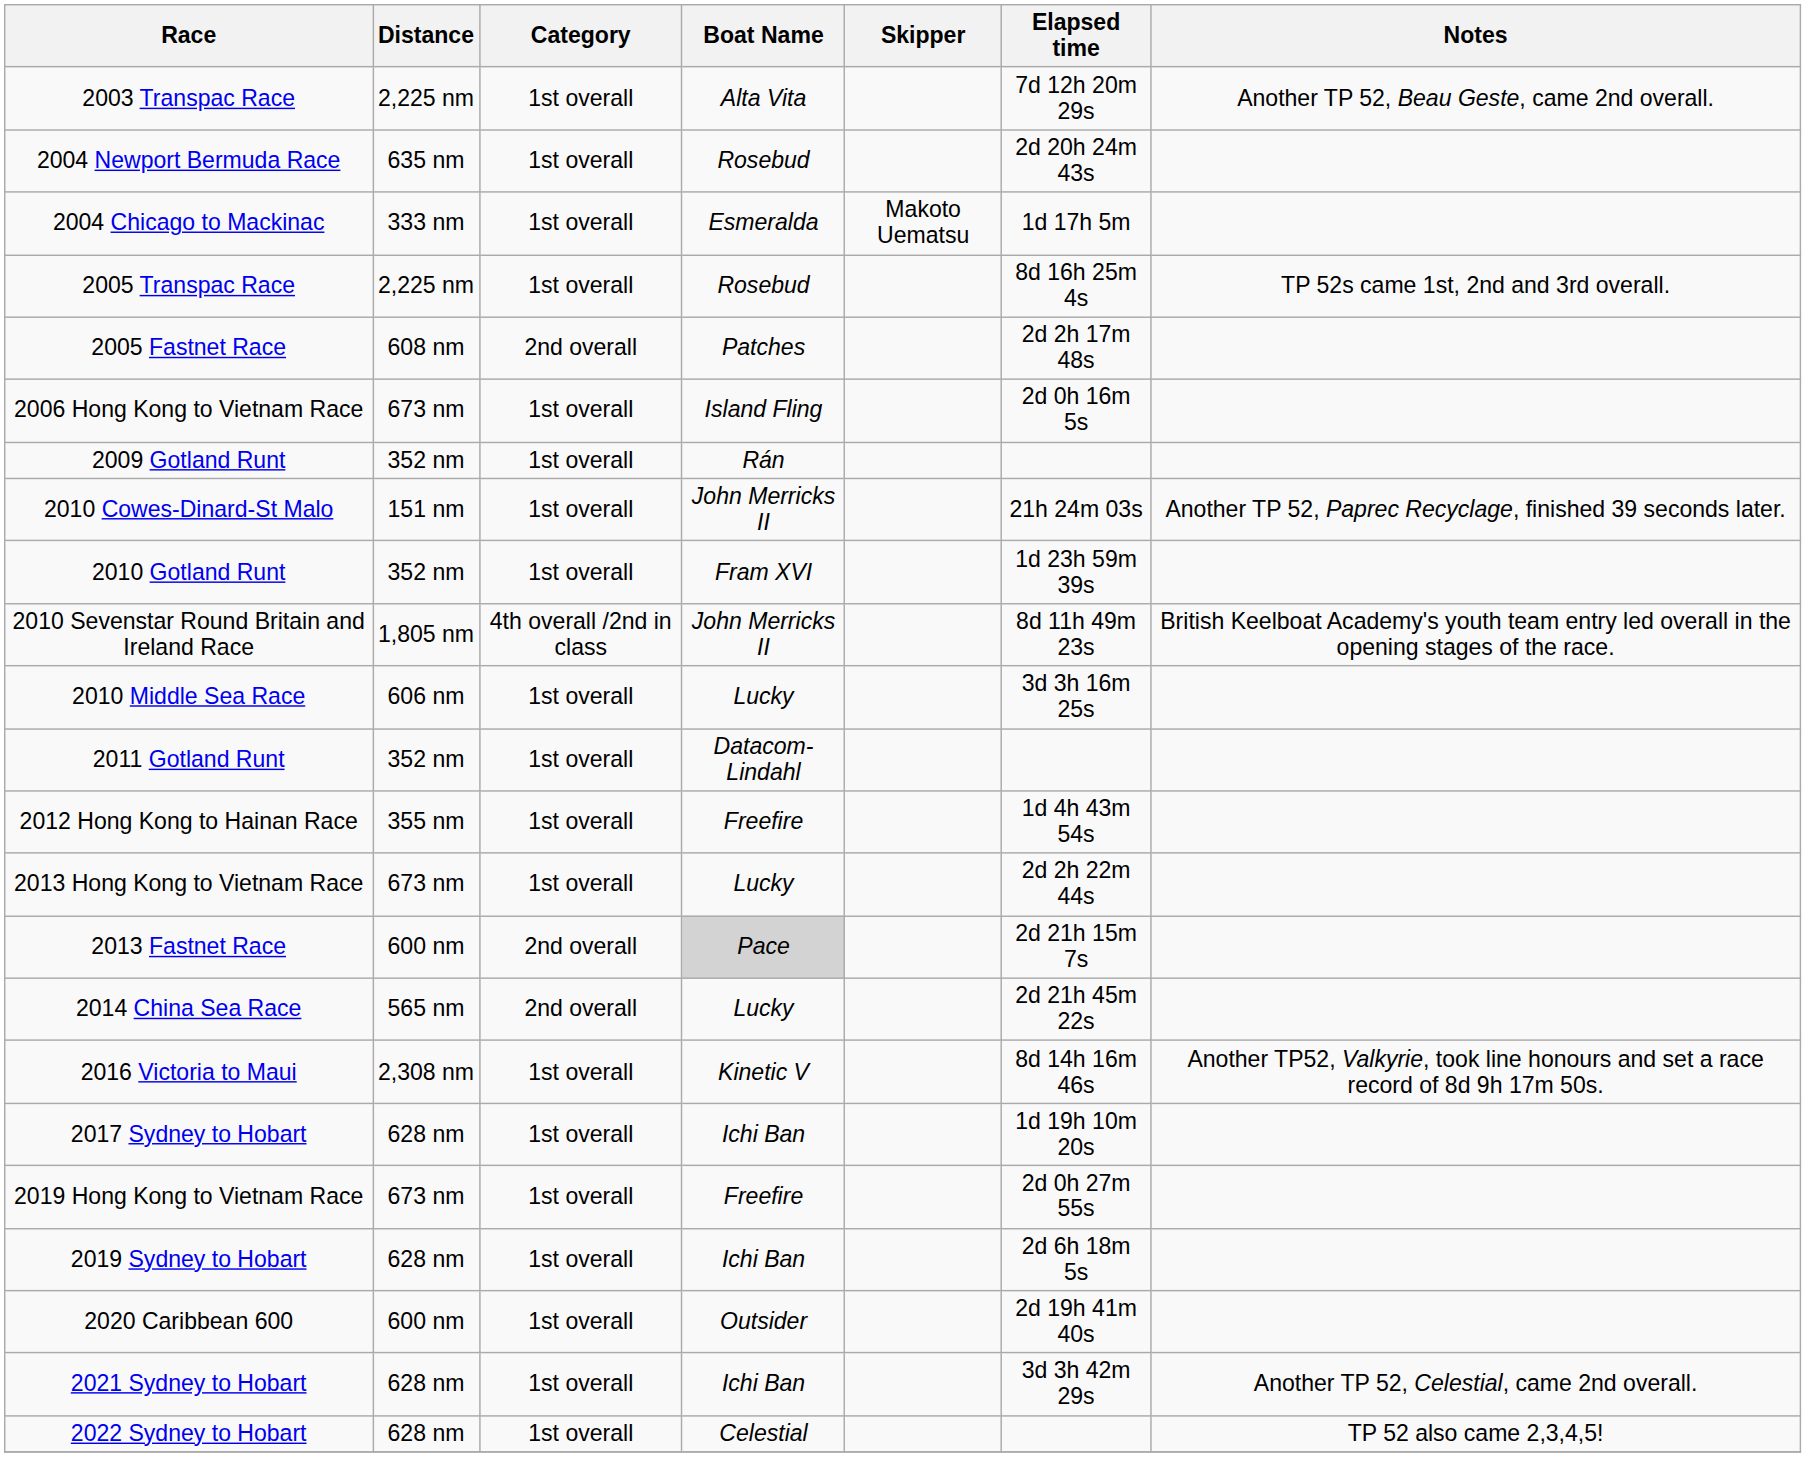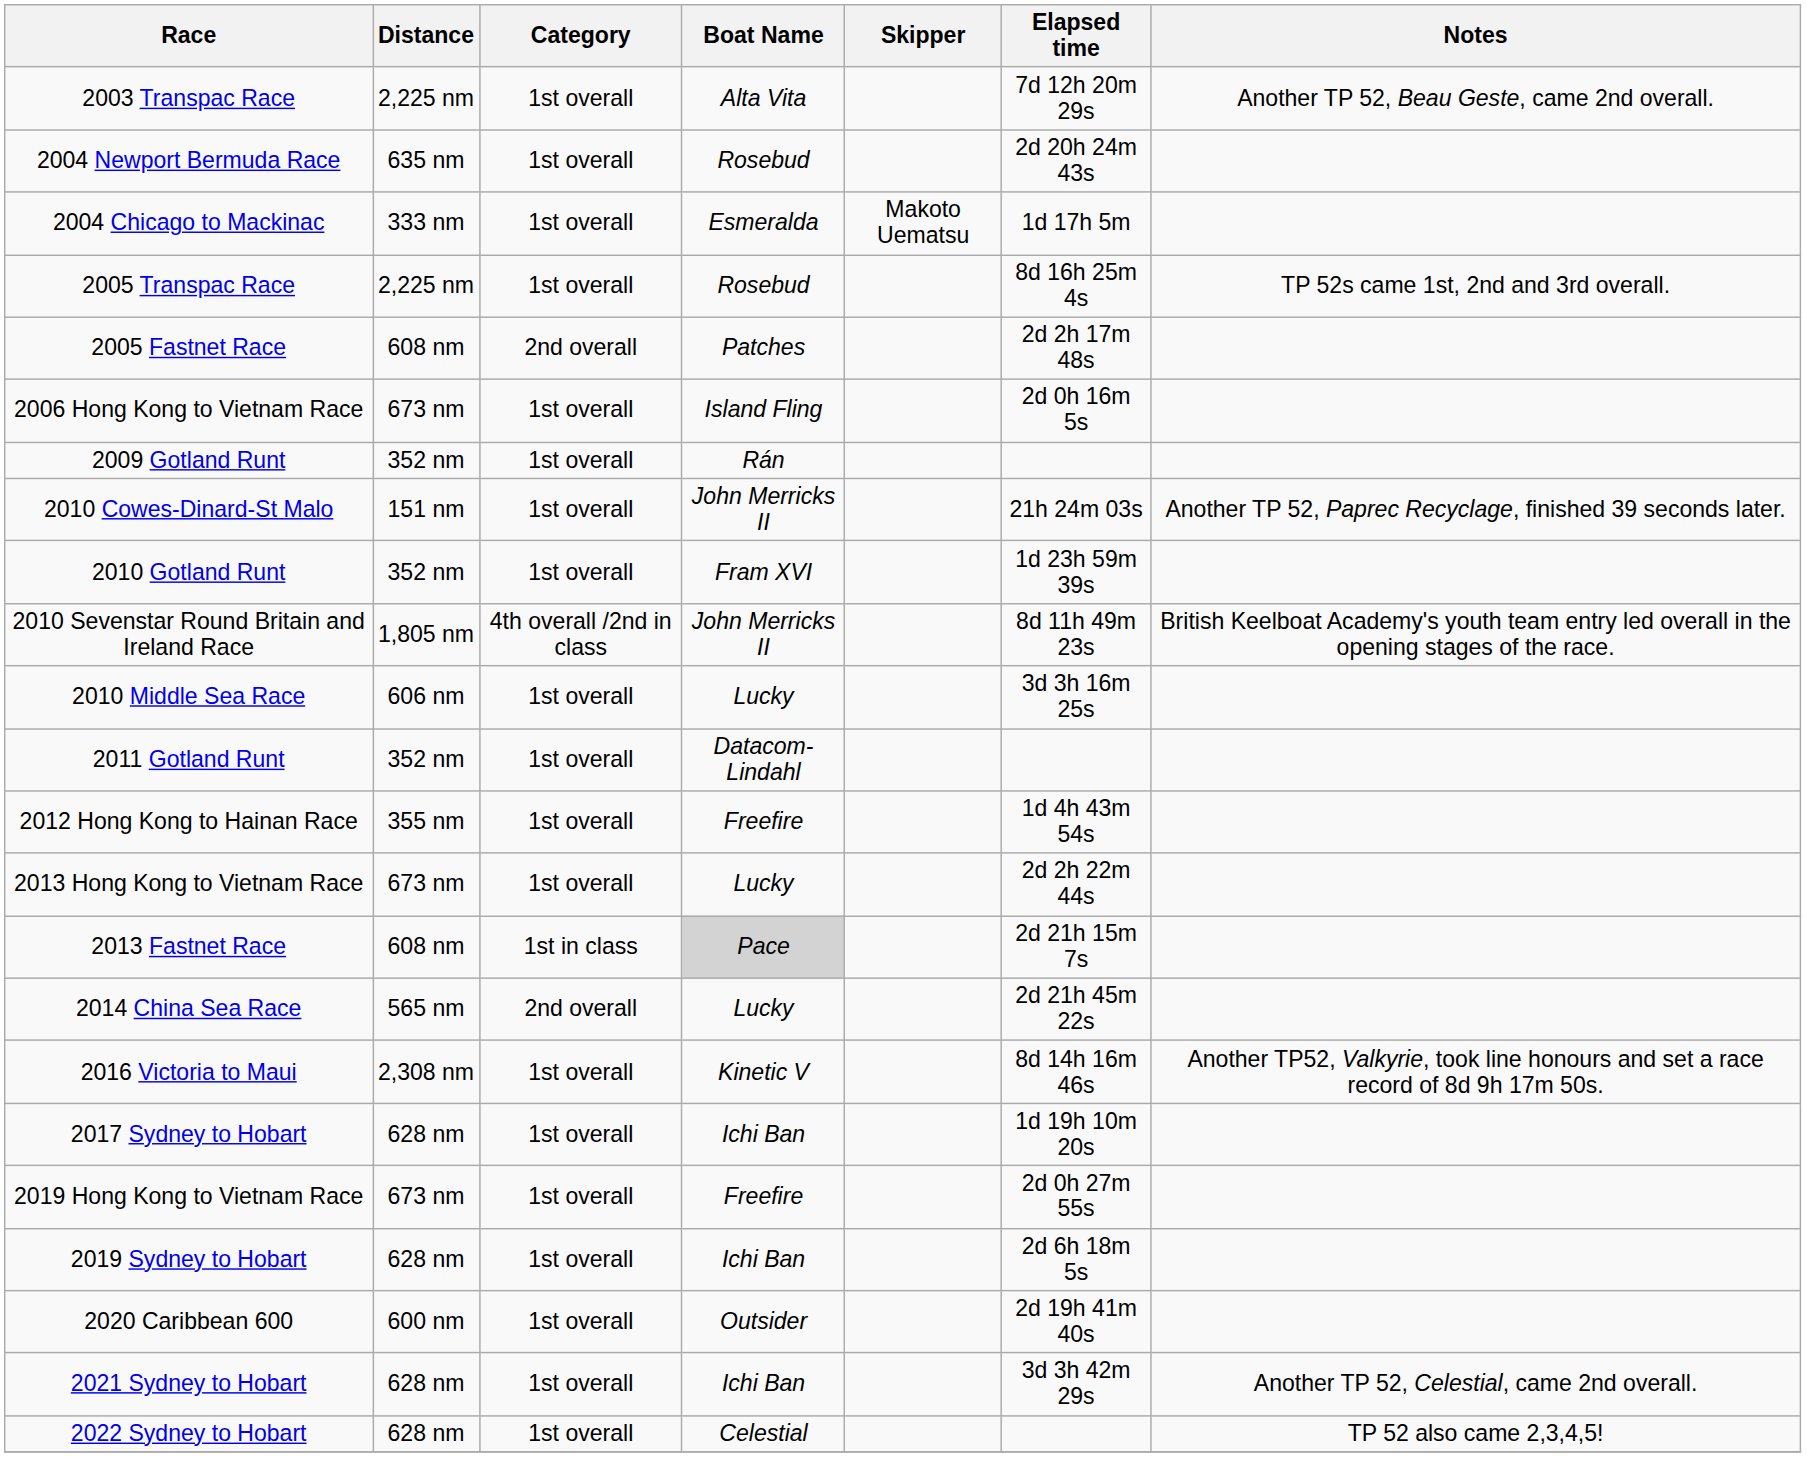(426, 946) 600 nm -> (426, 946) 608 nm
(581, 946) 2nd overall -> (581, 946) 1st in class
